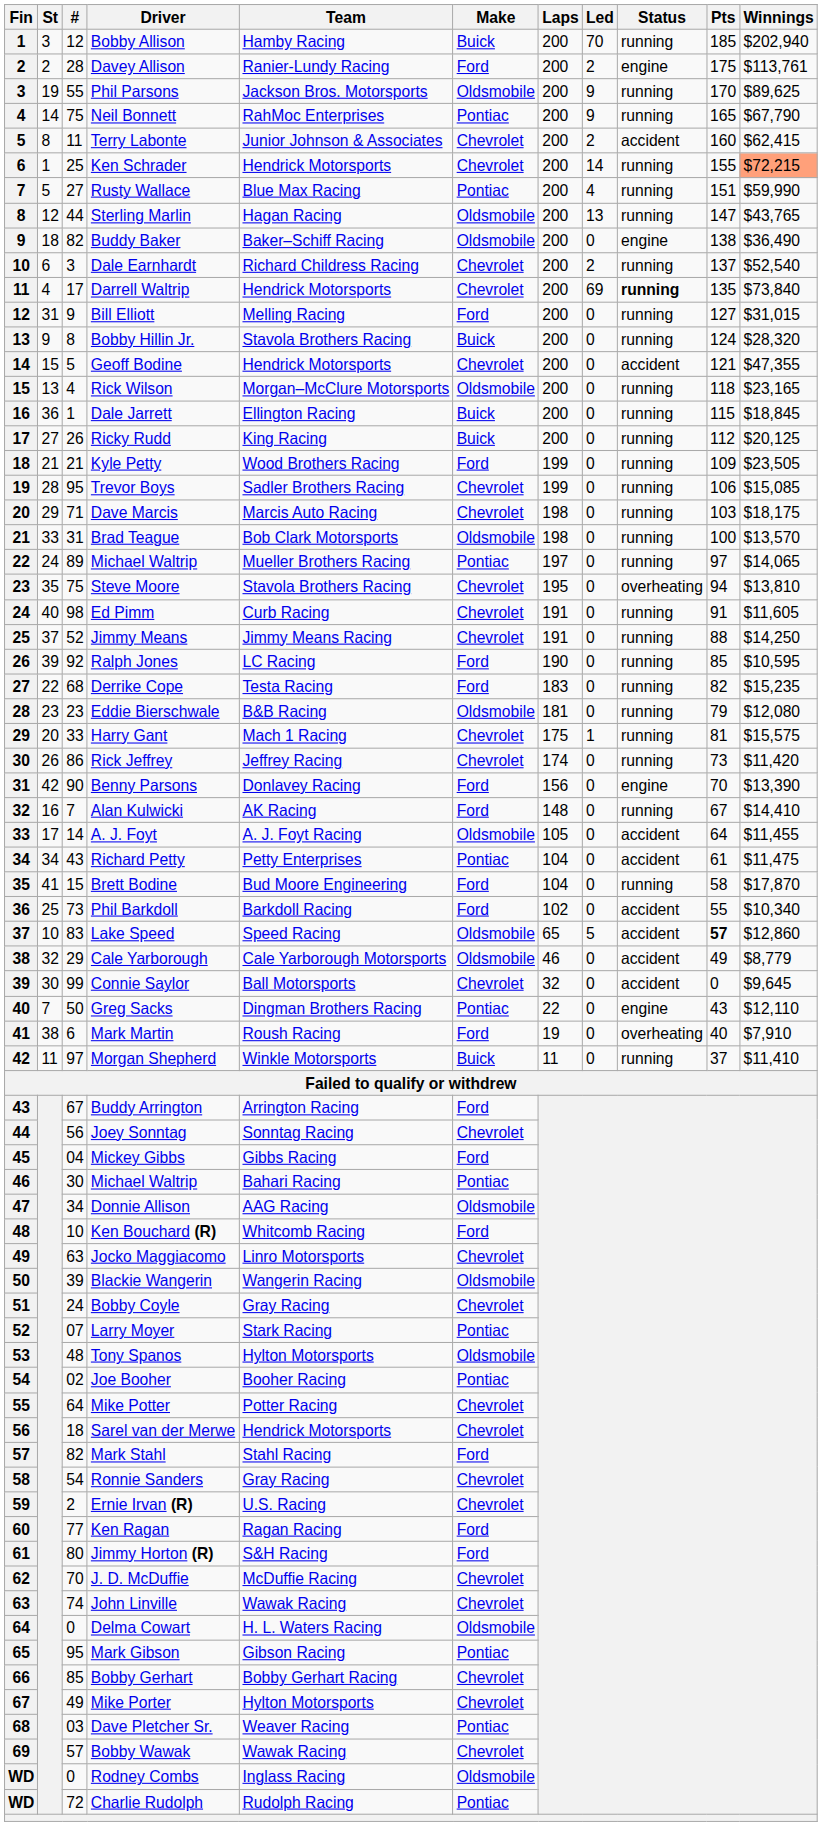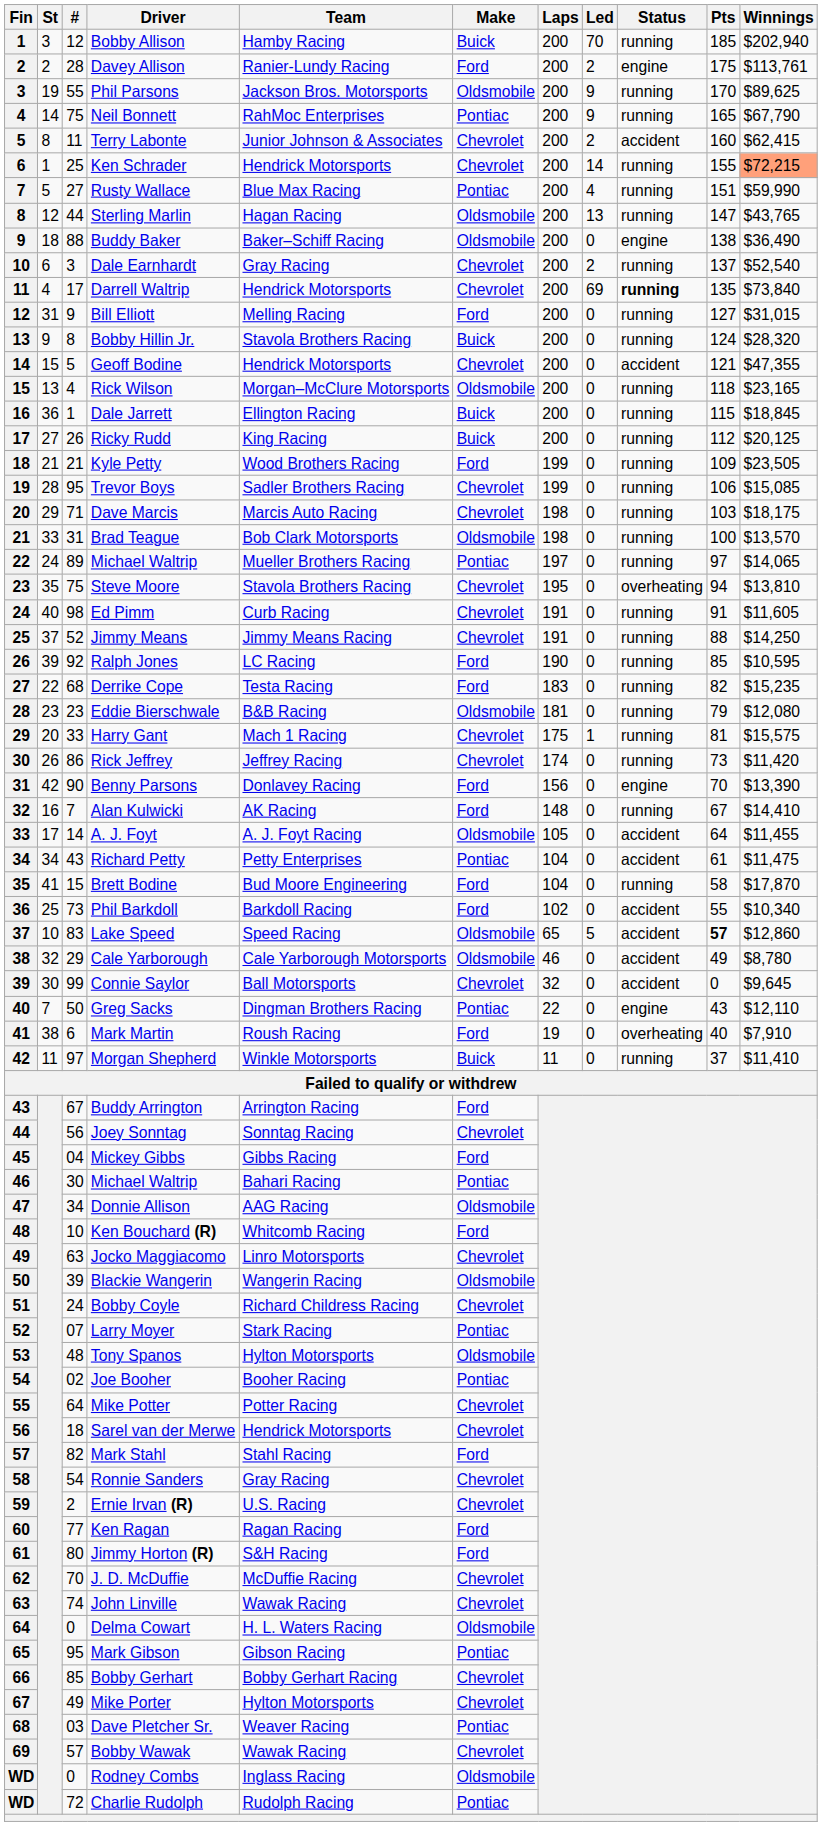(75, 240) 82 -> (75, 240) 88
(331, 265) Richard Childress Racing -> (286, 265) Gray Racing
(767, 959) $8,779 -> (767, 959) $8,780
(286, 1306) Gray Racing -> (331, 1306) Richard Childress Racing
